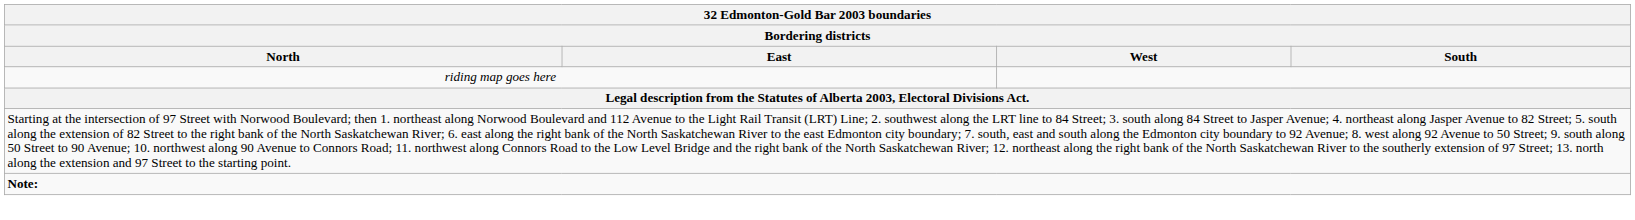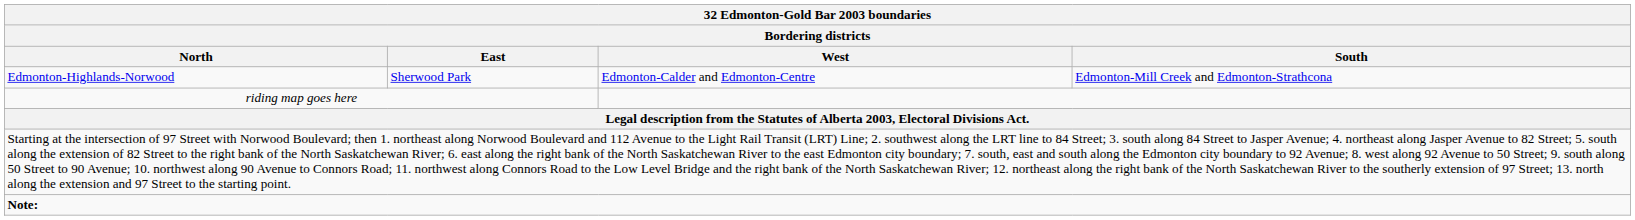+ row: (91, 77)
